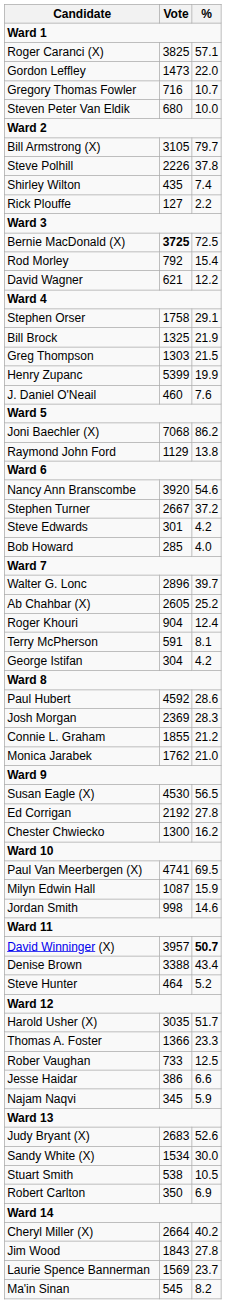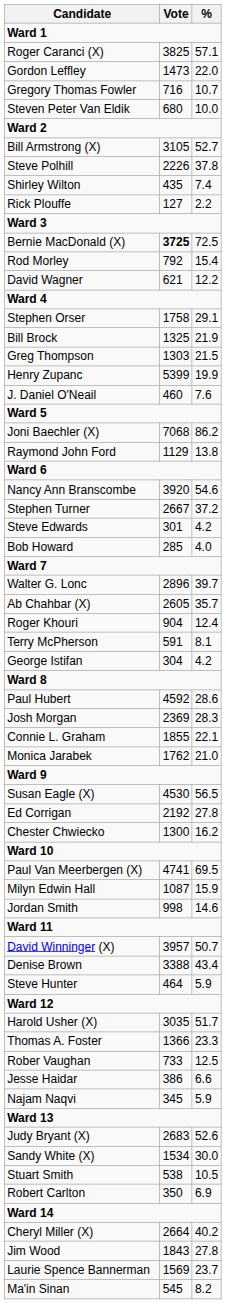(207, 147) 79.7 -> (207, 147) 52.7
(207, 603) 25.2 -> (207, 603) 35.7
(207, 737) 21.2 -> (207, 737) 22.1
(207, 946) bold -> (207, 946) normal
(203, 984) 5.2 -> (203, 984) 5.9
